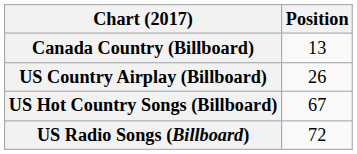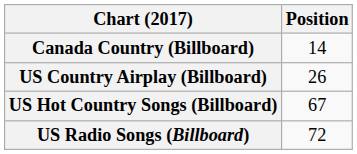(317, 47) 13 -> (317, 47) 14
